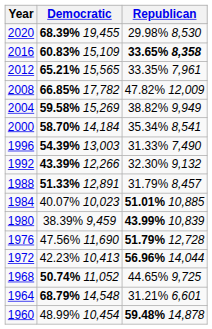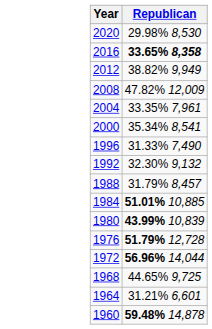- column: (79, 14)
(165, 71) 33.35% 7,961 -> (165, 71) 38.82% 9,949
(165, 108) 38.82% 9,949 -> (165, 108) 33.35% 7,961
